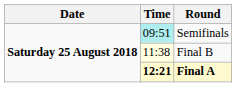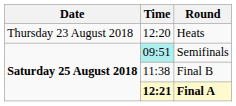+ row: (191, 33)
(156, 52) lightyellow background -> (156, 71) no background
